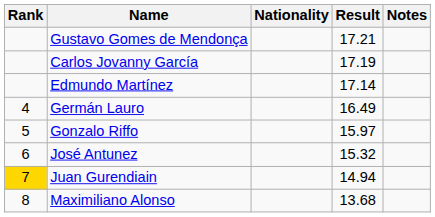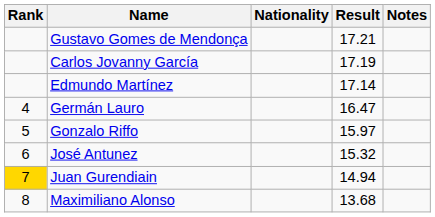(358, 108) 16.49 -> (358, 108) 16.47
